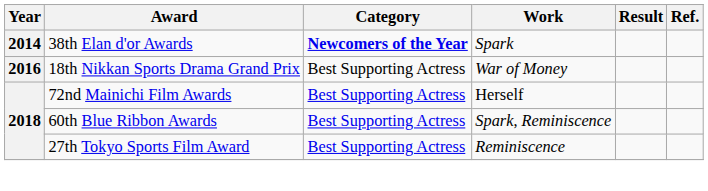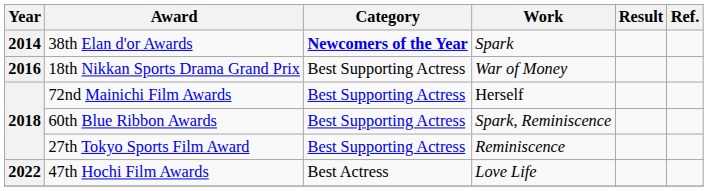+ row: (129, 172)
